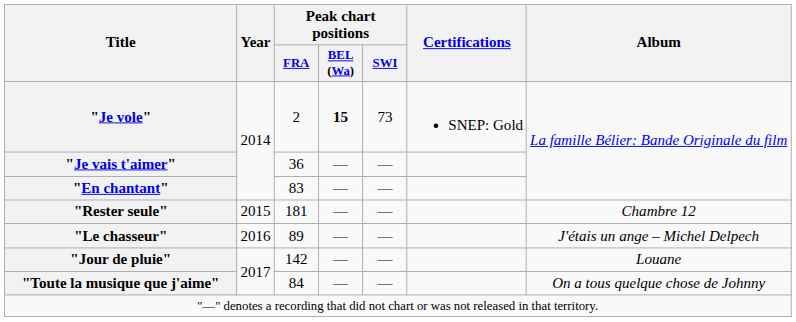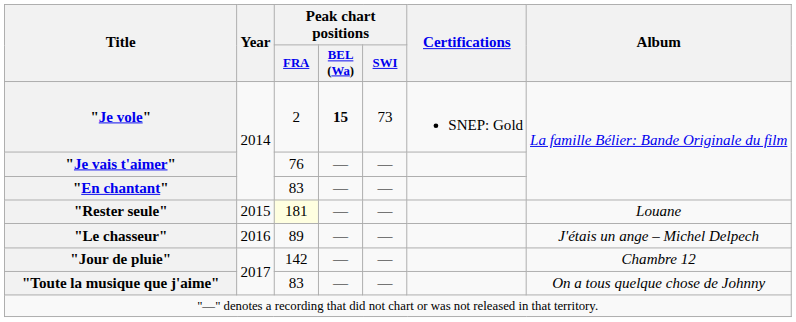(296, 164) 36 -> (296, 164) 76
(296, 211) no background -> (296, 211) lightyellow background
(659, 211) Chambre 12 -> (659, 211) Louane
(659, 259) Louane -> (659, 259) Chambre 12
(296, 283) 84 -> (296, 283) 83
